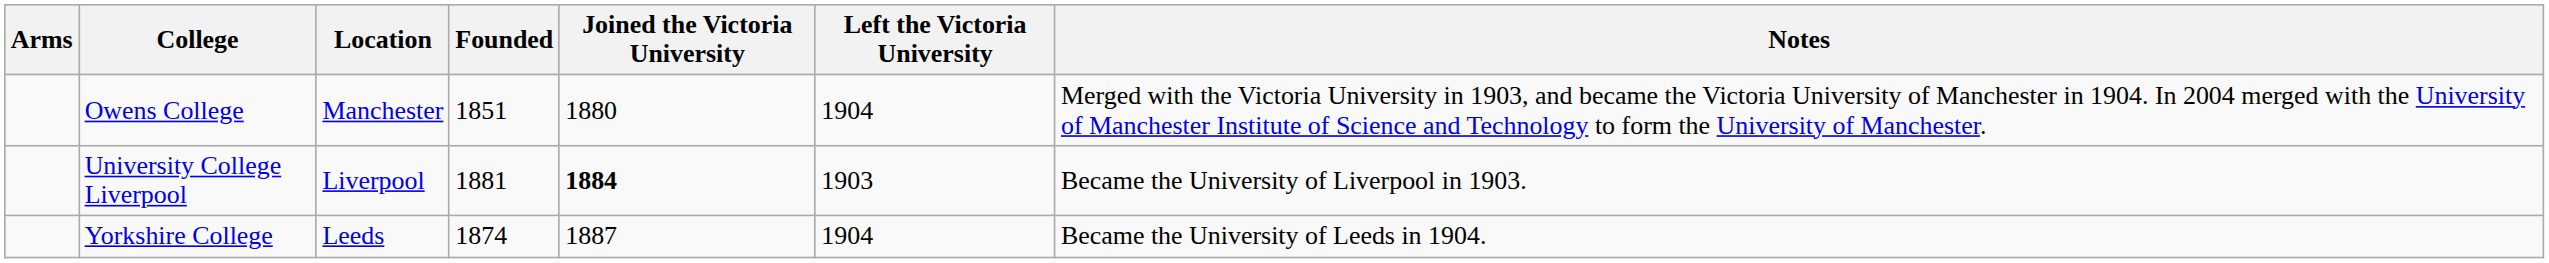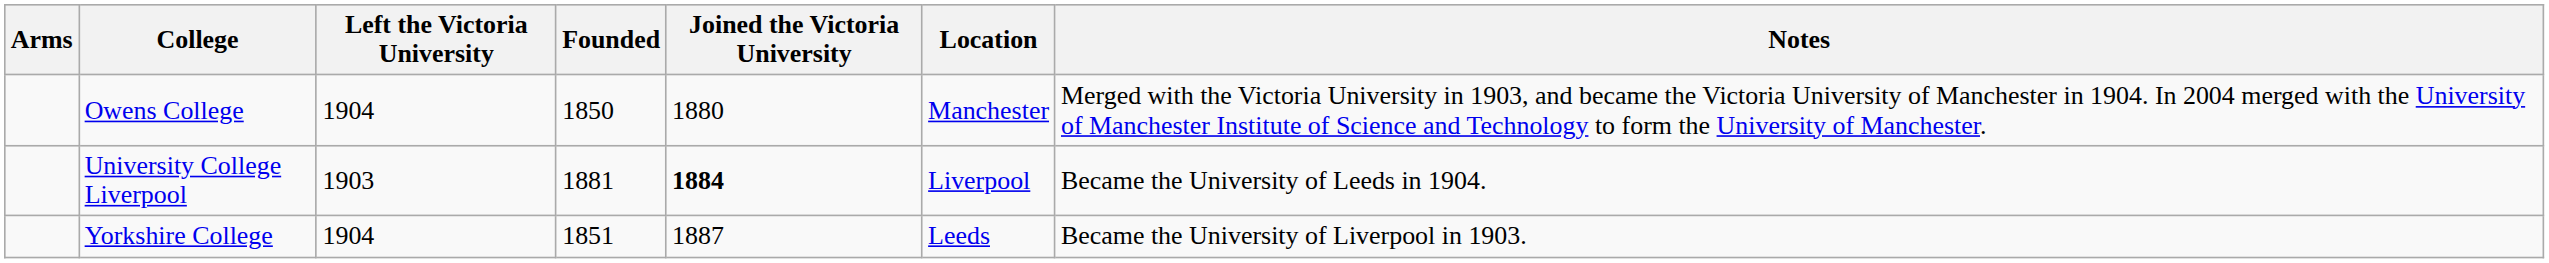columns swapped: (383, 39) <-> (935, 39)
(481, 109) 1851 -> (588, 109) 1850
(1294, 180) Became the University of Liverpool in 1903. -> (1274, 180) Became the University of Leeds in 1904.
(481, 235) 1874 -> (588, 235) 1851
(1274, 235) Became the University of Leeds in 1904. -> (1294, 235) Became the University of Liverpool in 1903.
